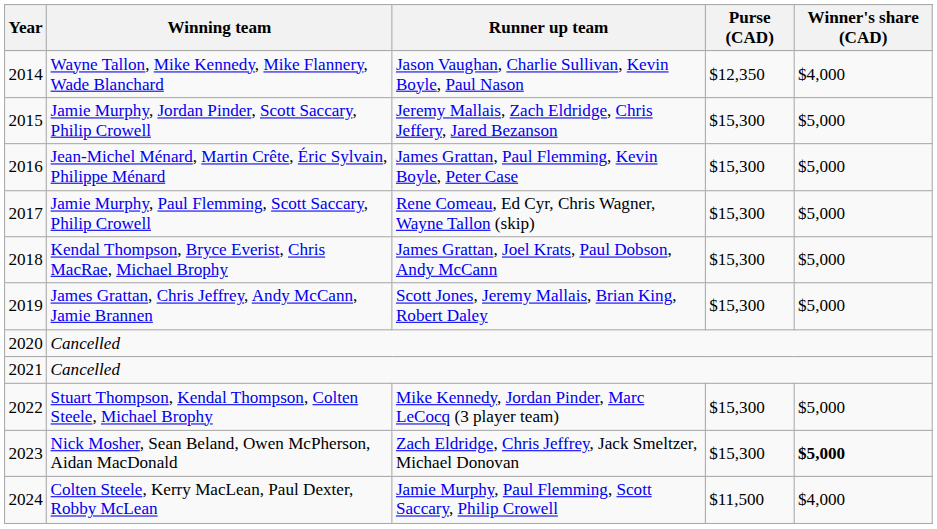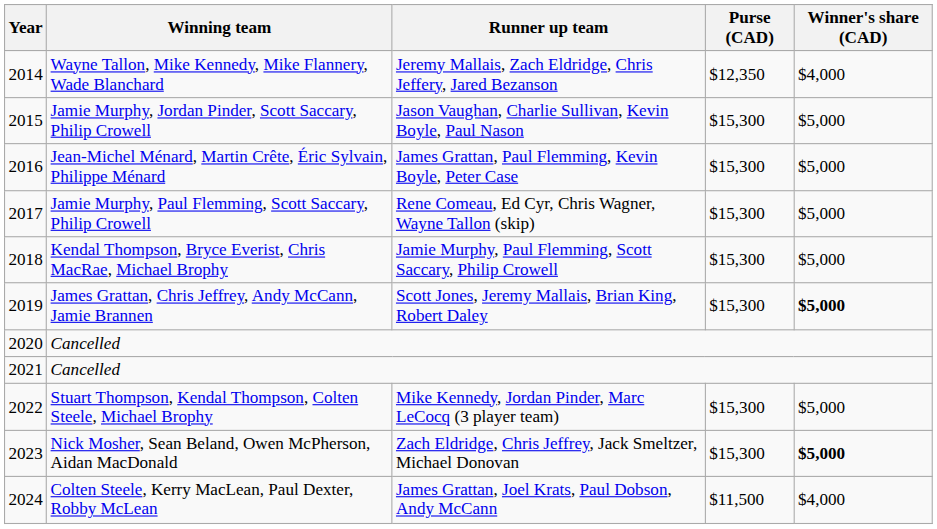(532, 74) Jason Vaughan, Charlie Sullivan, Kevin Boyle, Paul Nason -> (524, 74) Jeremy Mallais, Zach Eldridge, Chris Jeffery, Jared Bezanson
(524, 120) Jeremy Mallais, Zach Eldridge, Chris Jeffery, Jared Bezanson -> (532, 120) Jason Vaughan, Charlie Sullivan, Kevin Boyle, Paul Nason
(534, 259) James Grattan, Joel Krats, Paul Dobson, Andy McCann -> (524, 259) Jamie Murphy, Paul Flemming, Scott Saccary, Philip Crowell
(822, 306) normal -> (822, 306) bold
(524, 499) Jamie Murphy, Paul Flemming, Scott Saccary, Philip Crowell -> (534, 499) James Grattan, Joel Krats, Paul Dobson, Andy McCann
